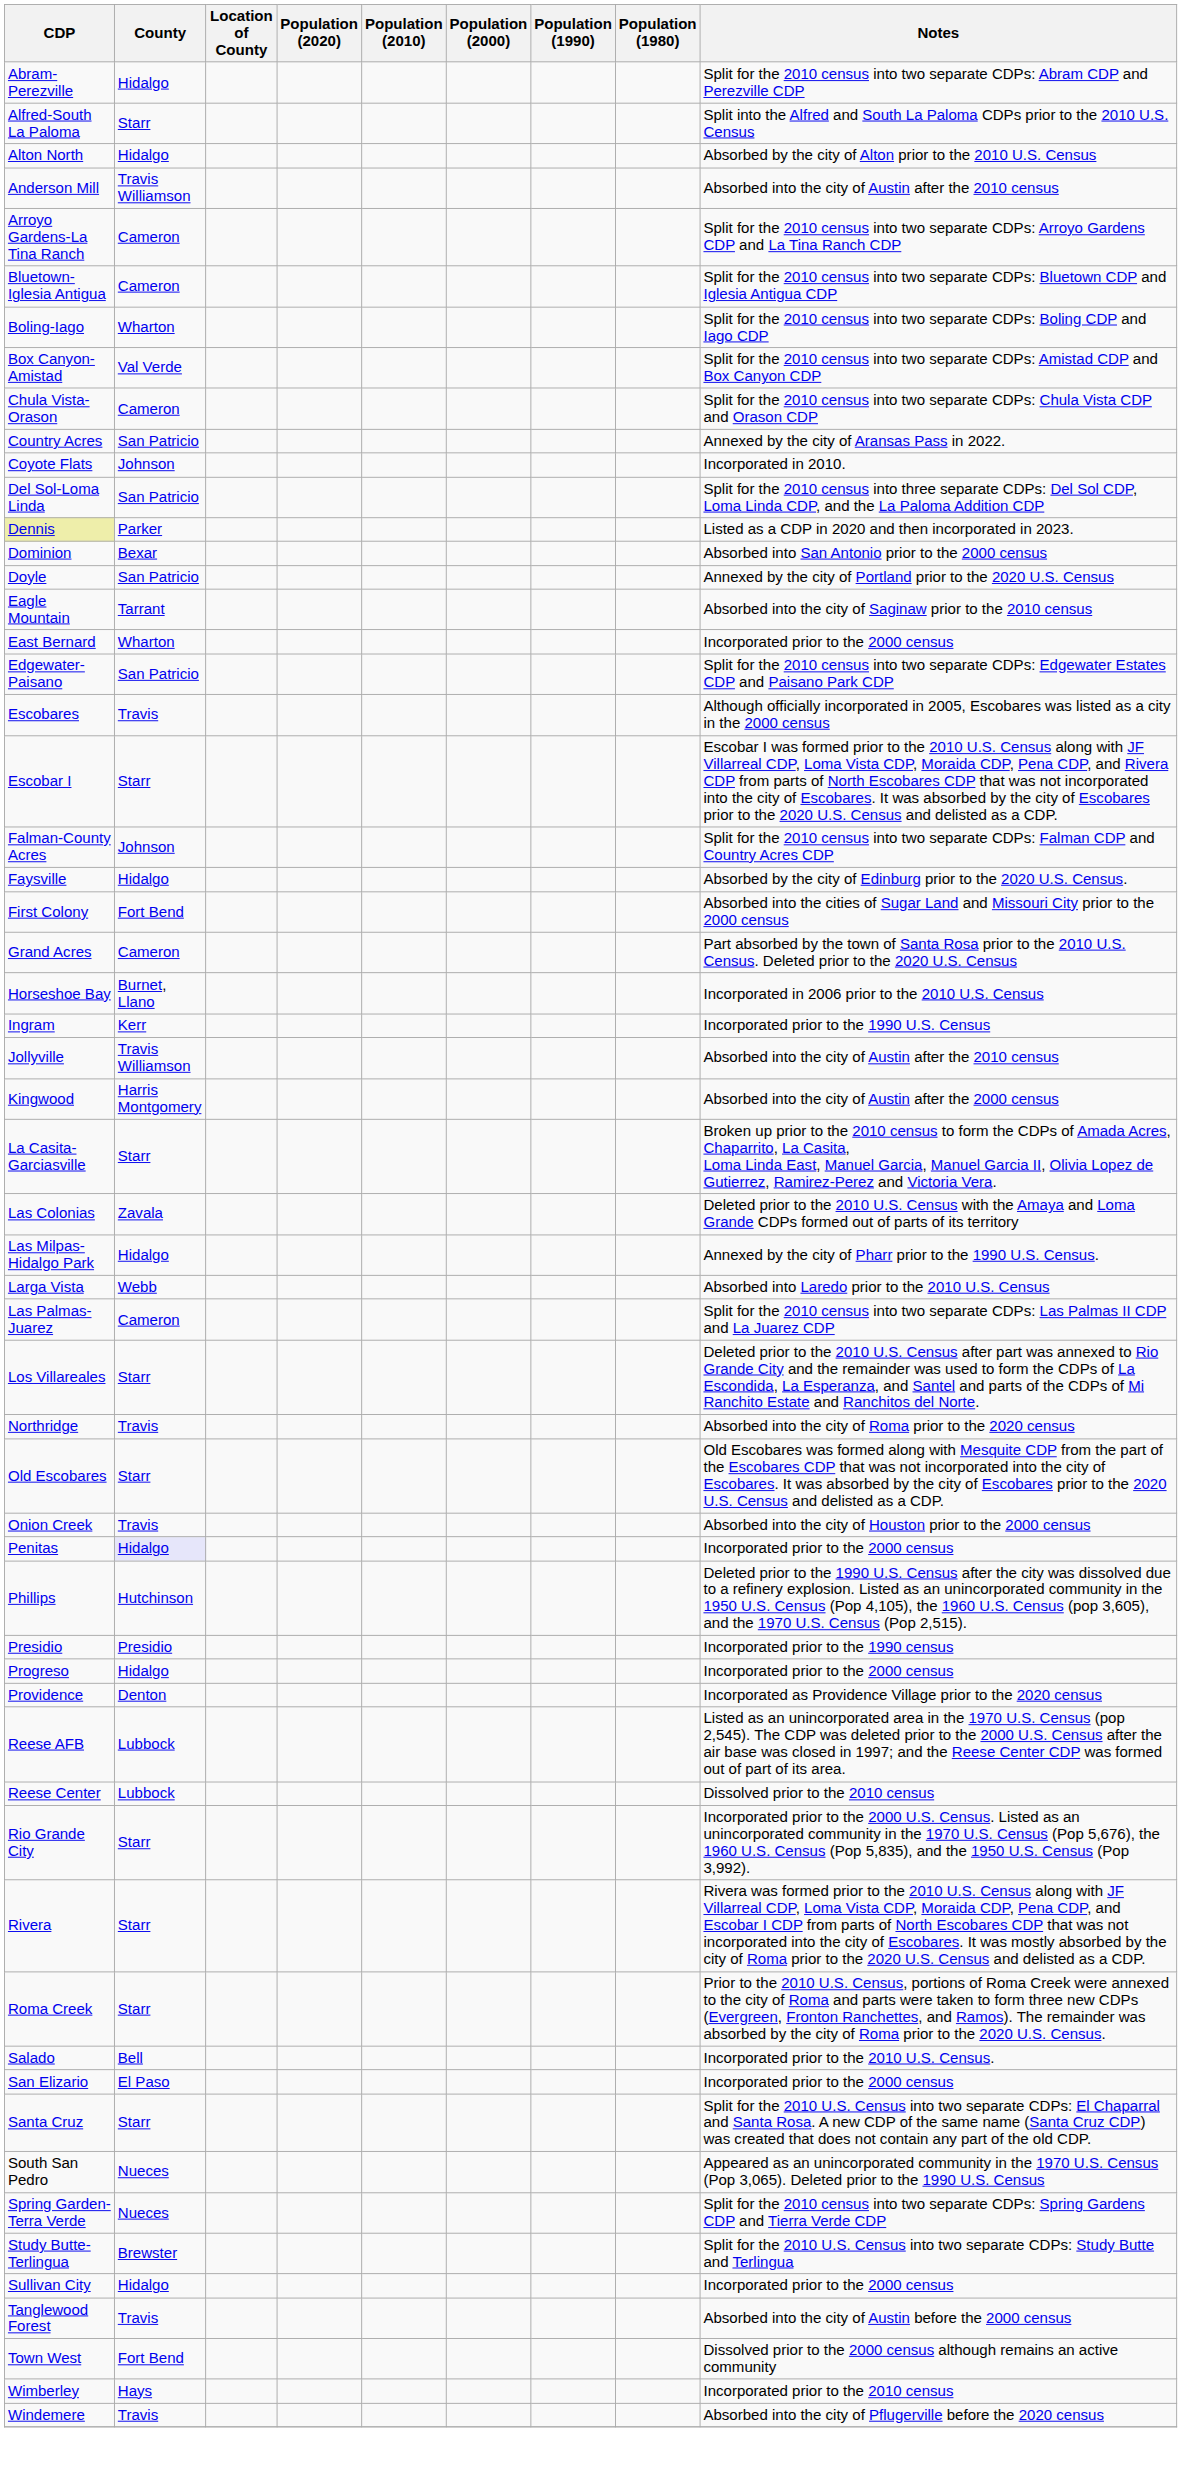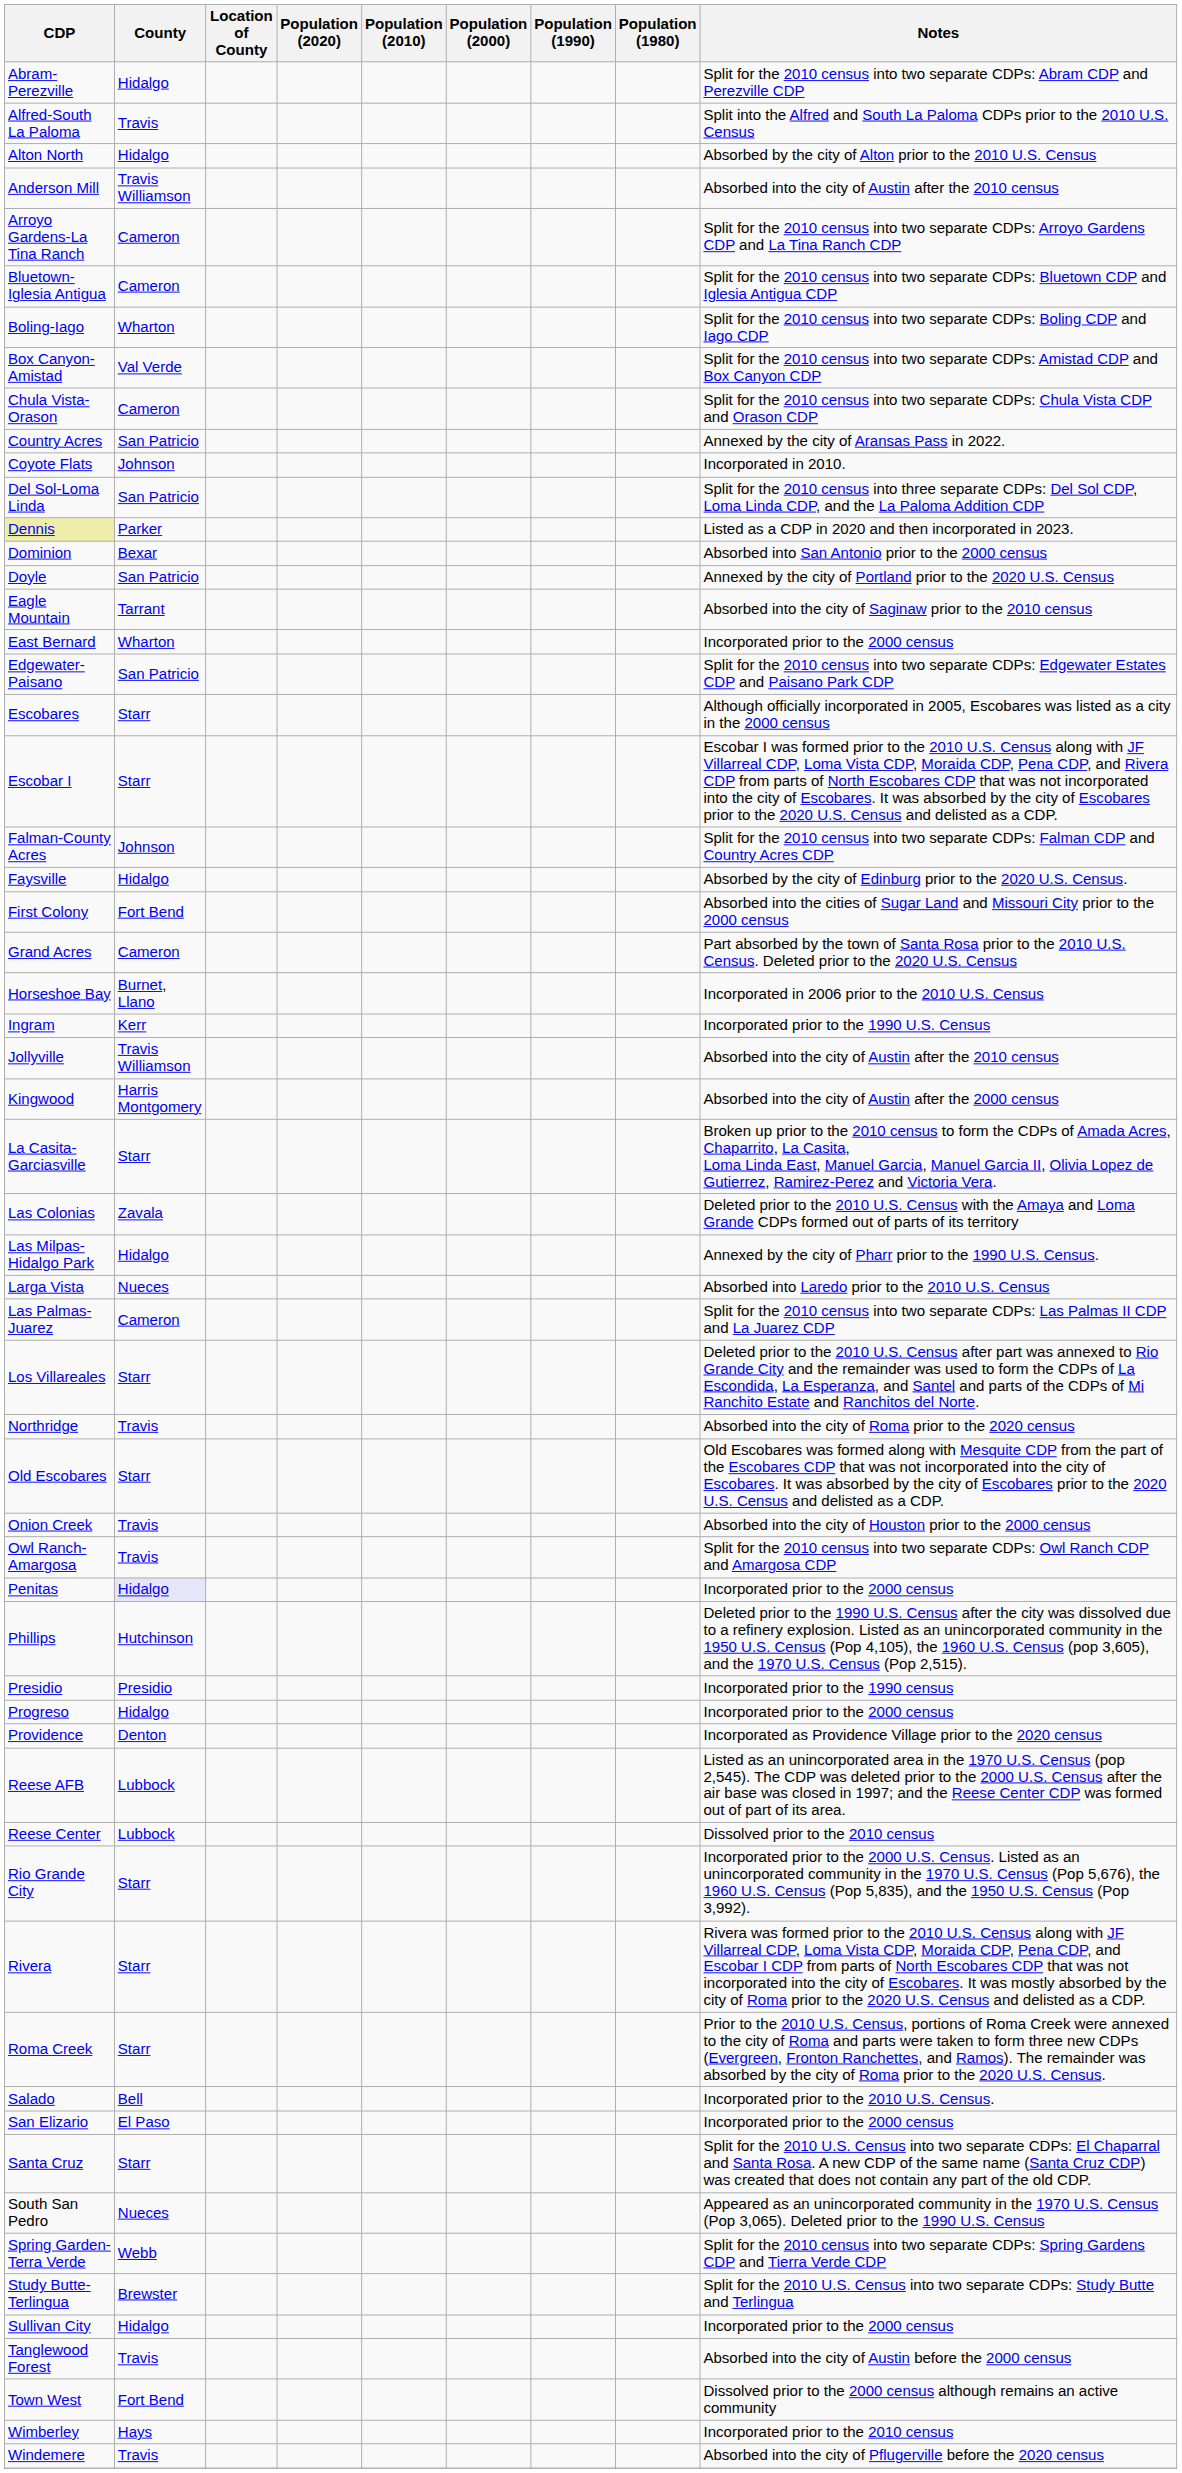(134, 123) Starr -> (138, 123) Travis
(138, 714) Travis -> (134, 714) Starr
(137, 1287) Webb -> (143, 1287) Nueces
+ row: (47, 1557)
(143, 2212) Nueces -> (137, 2253) Webb
